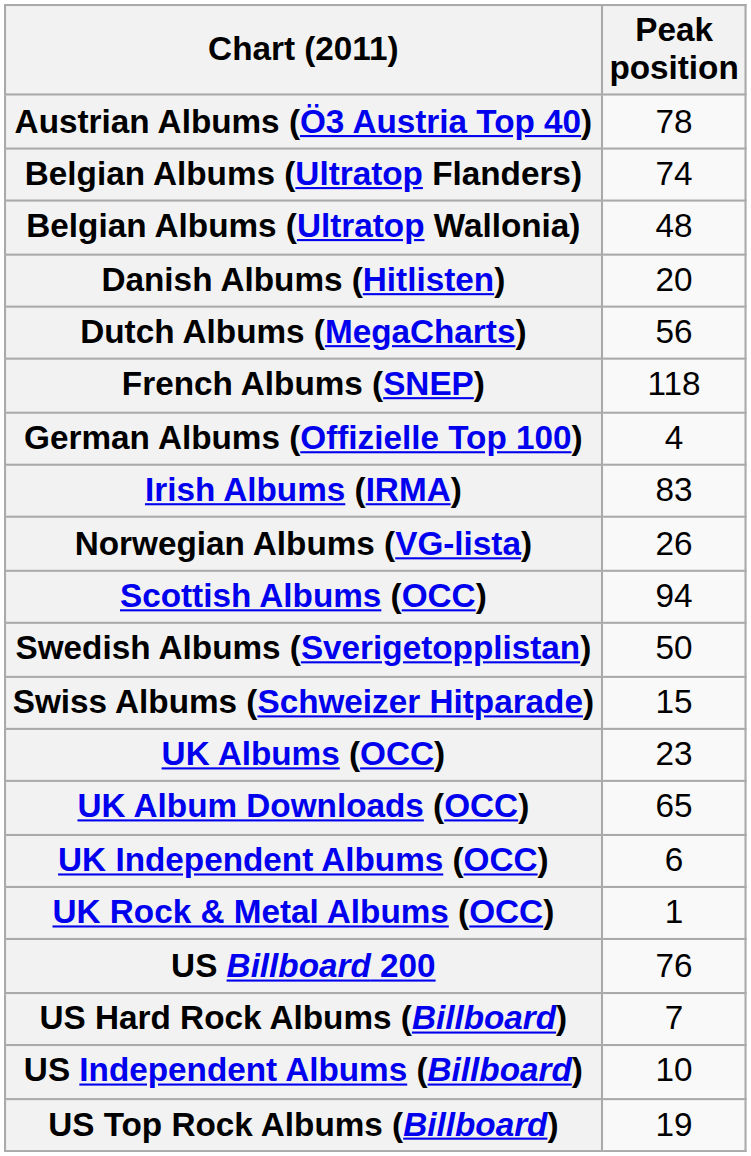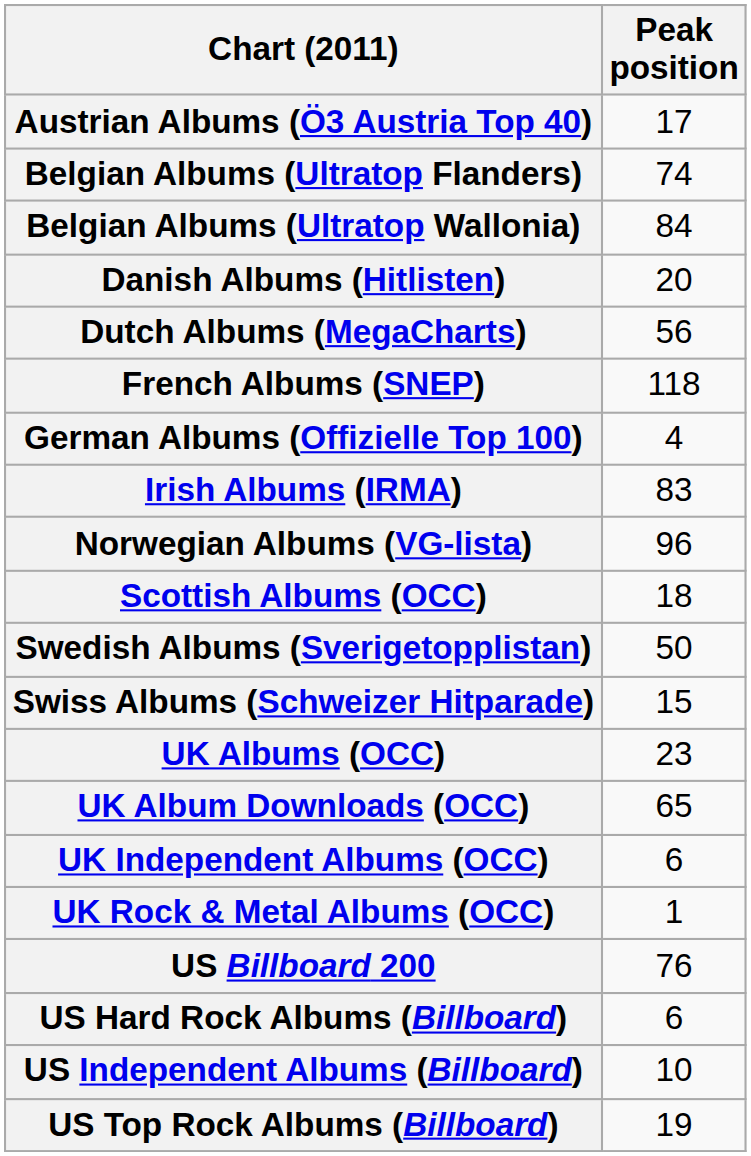(674, 121) 78 -> (674, 121) 17
(674, 226) 48 -> (674, 226) 84
(674, 543) 26 -> (674, 543) 96
(674, 596) 94 -> (674, 596) 18
(674, 1018) 7 -> (674, 1018) 6
